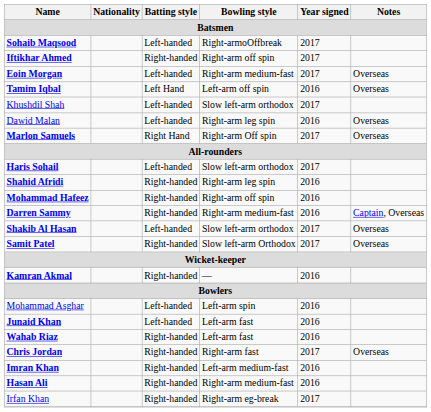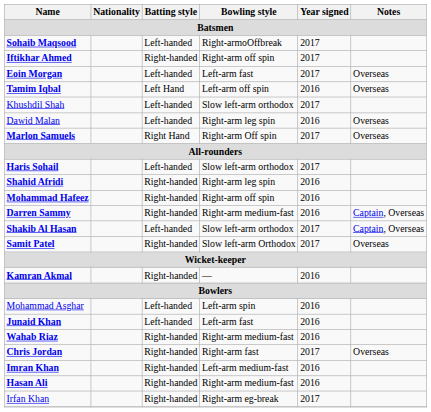(248, 74) Right-arm medium-fast -> (228, 74) Left-arm fast
(371, 228) Overseas -> (389, 228) Captain, Overseas
(228, 337) Left-arm fast -> (248, 337) Right-arm medium-fast
